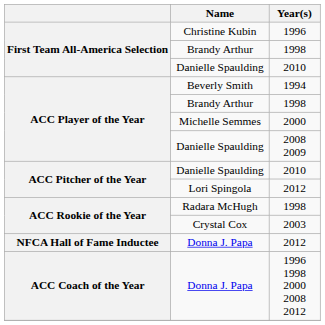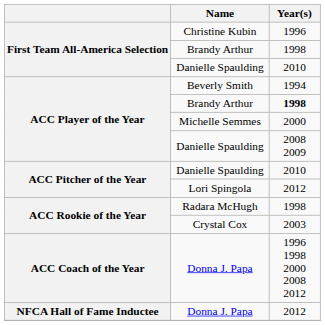(295, 103) normal -> (295, 103) bold
rows swapped: (88, 286) <-> (88, 242)
